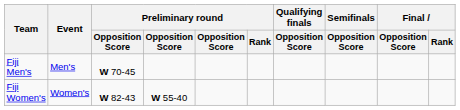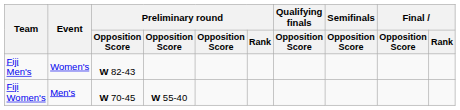(63, 67) Men's -> (70, 67) Women's
(117, 72) W 70-45 -> (117, 72) W 82-43
(70, 93) Women's -> (63, 93) Men's
(117, 98) W 82-43 -> (117, 98) W 70-45
